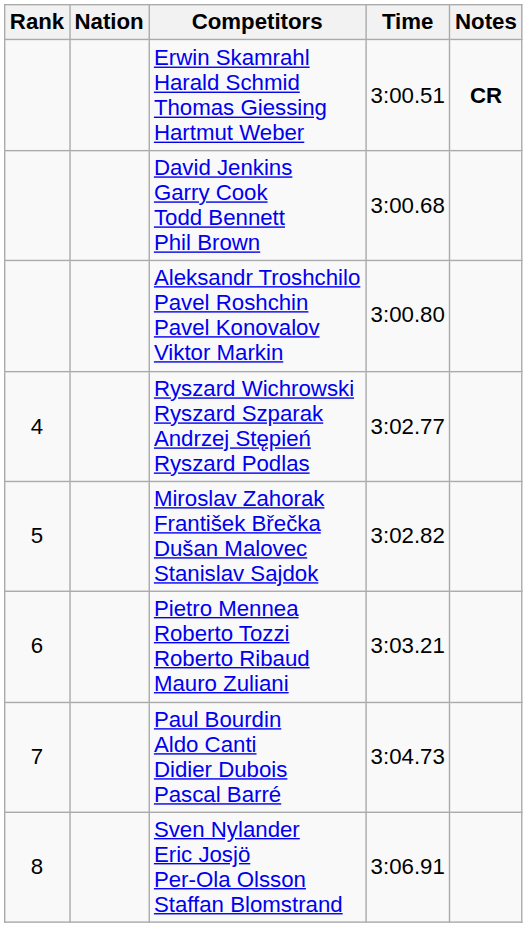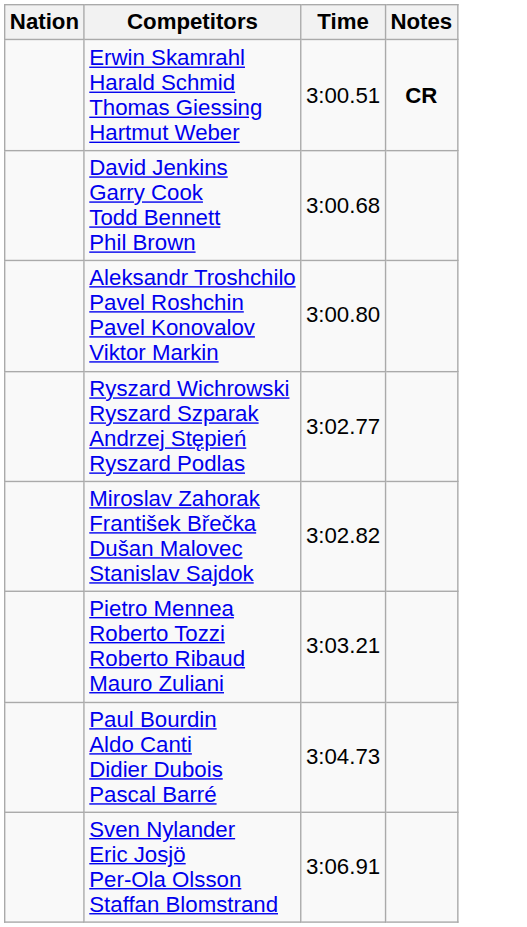- column: (37, 22)
